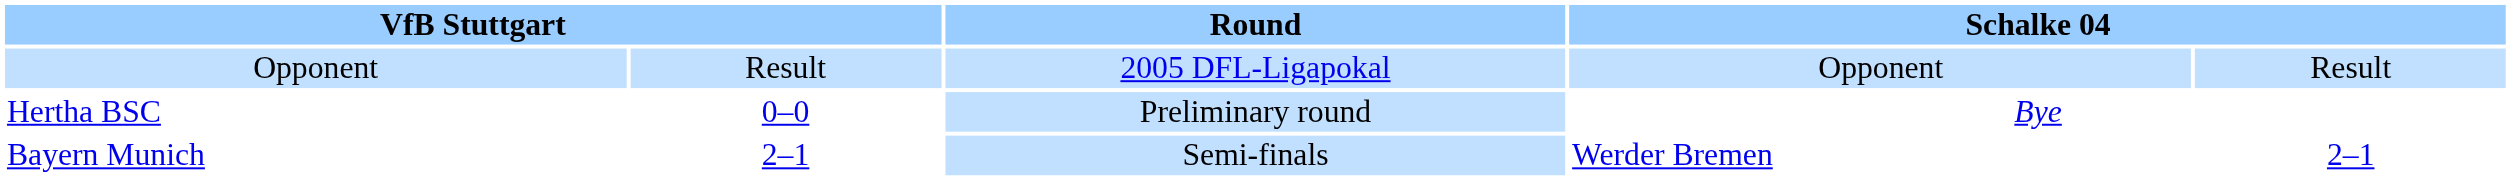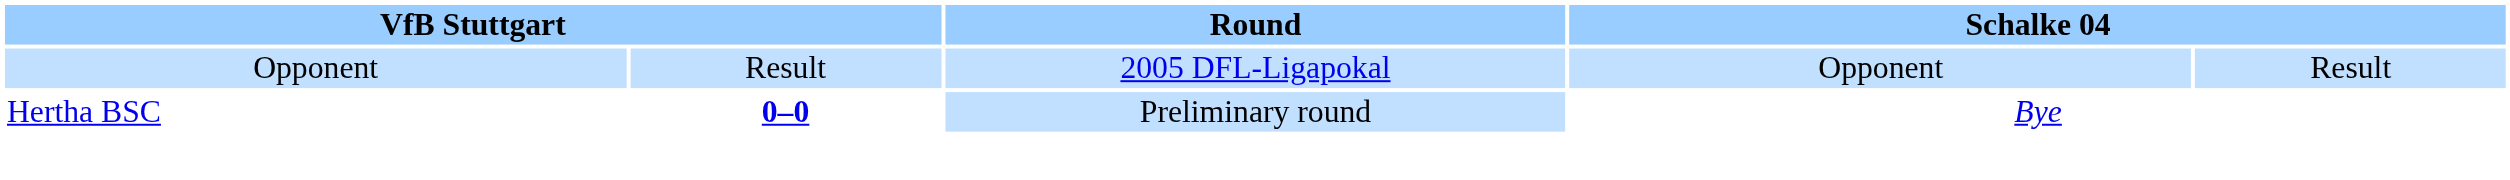(786, 111) normal -> (786, 111) bold
- row: (106, 154)
